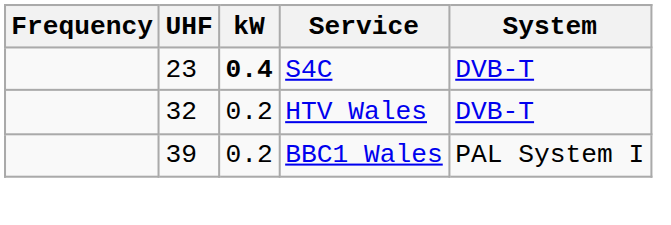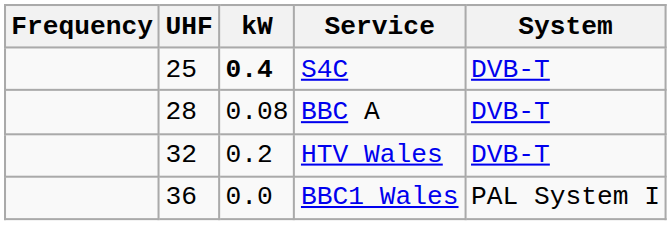(181, 69) 23 -> (181, 69) 25
+ row: (340, 112)
(181, 155) 39 -> (181, 198) 36
(249, 155) 0.2 -> (249, 198) 0.0
